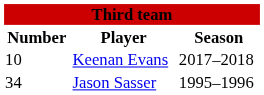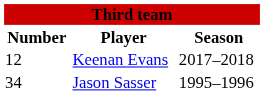(13, 60) 10 -> (13, 60) 12
